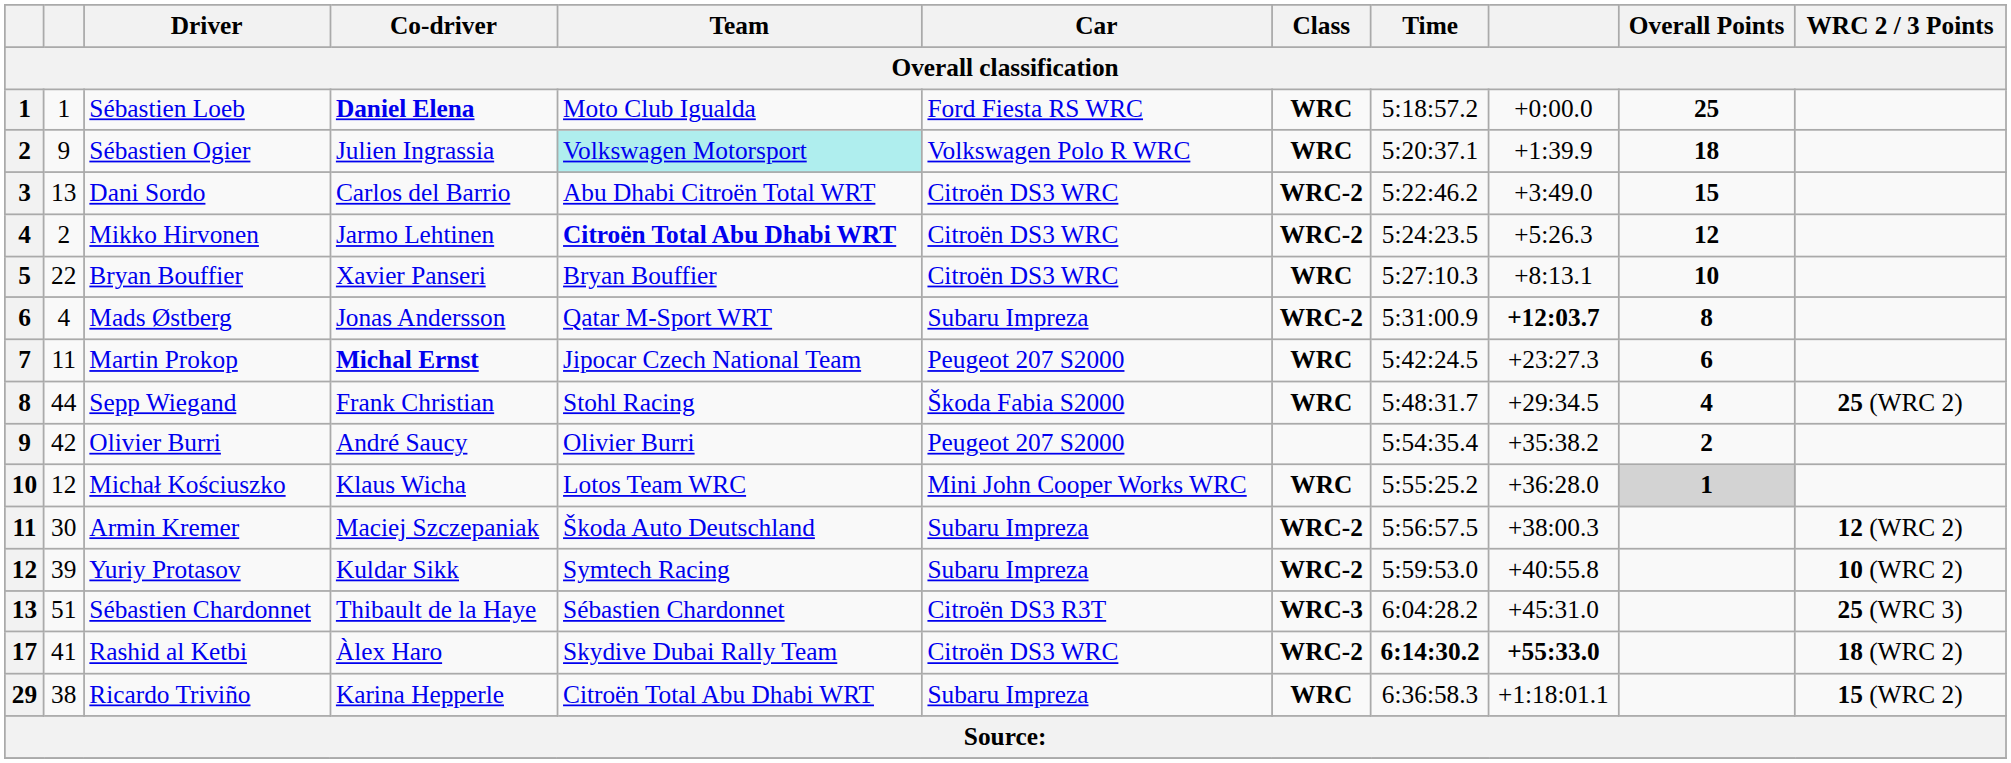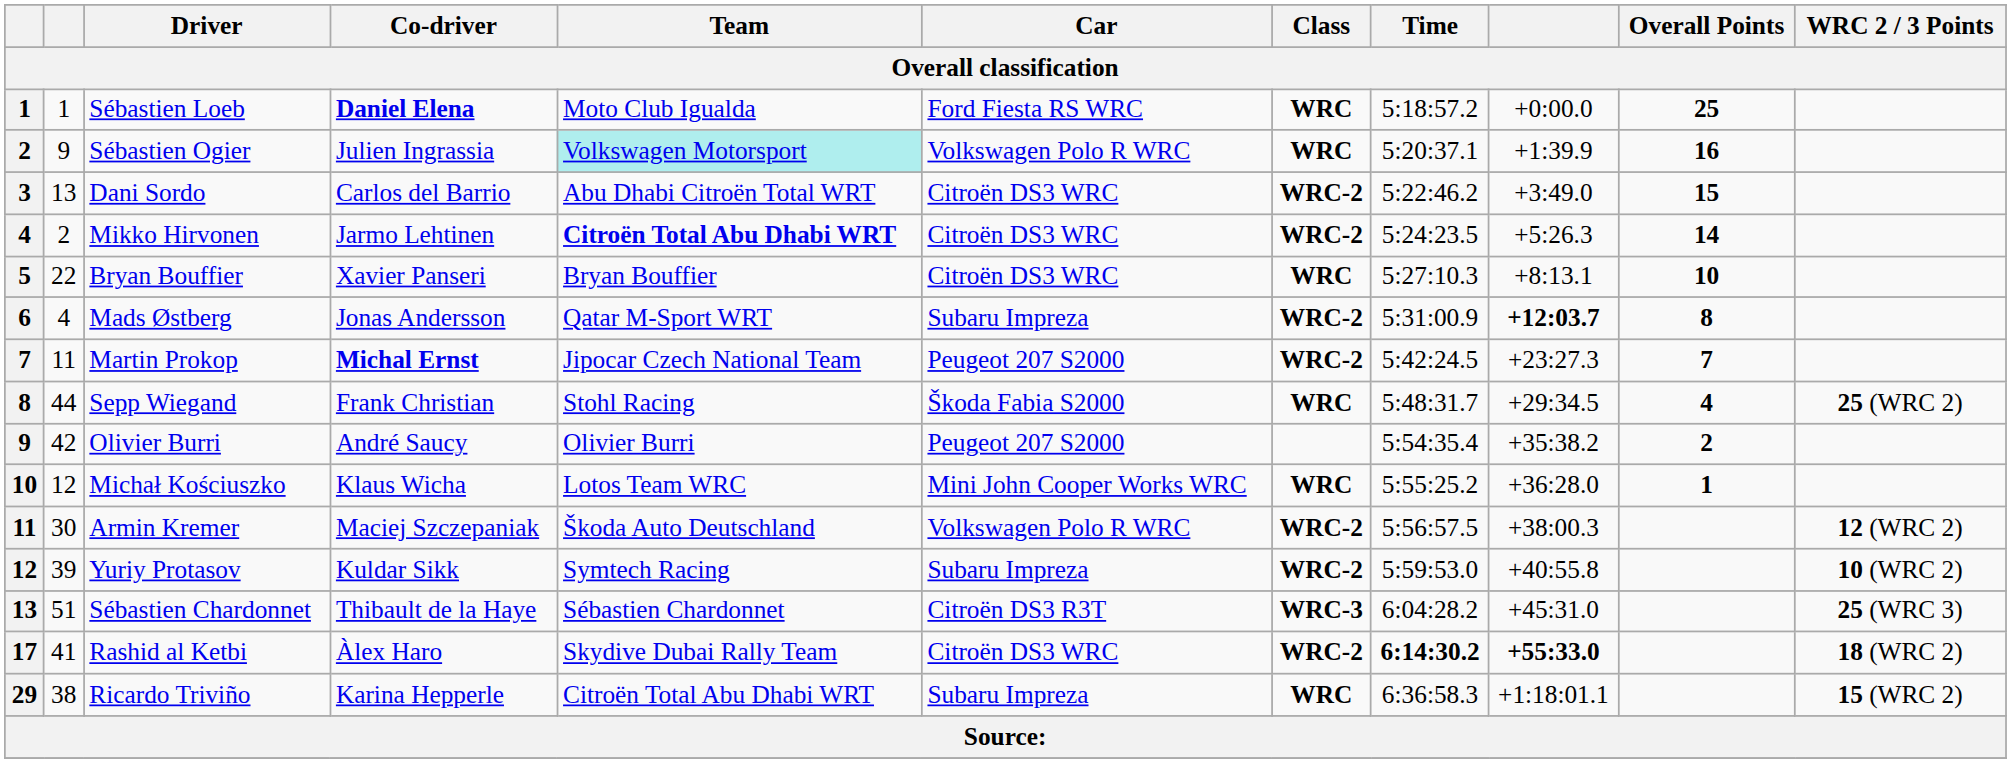(1707, 151) 18 -> (1707, 151) 16
(1707, 234) 12 -> (1707, 234) 14
(1321, 360) WRC -> (1321, 360) WRC-2
(1707, 360) 6 -> (1707, 360) 7
(1707, 485) lightgrey background -> (1707, 485) no background
(1008, 527) Subaru Impreza -> (1059, 527) Volkswagen Polo R WRC
